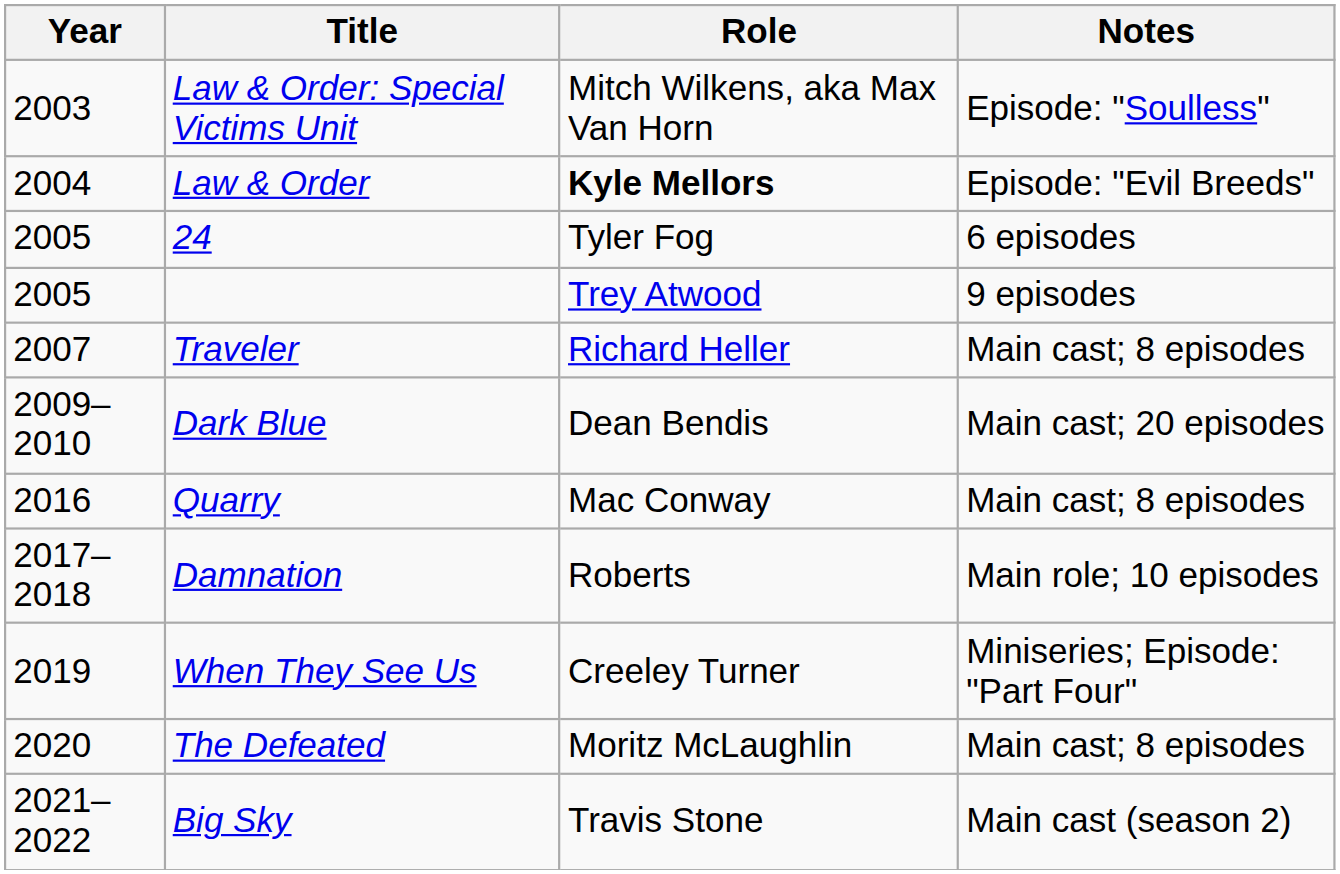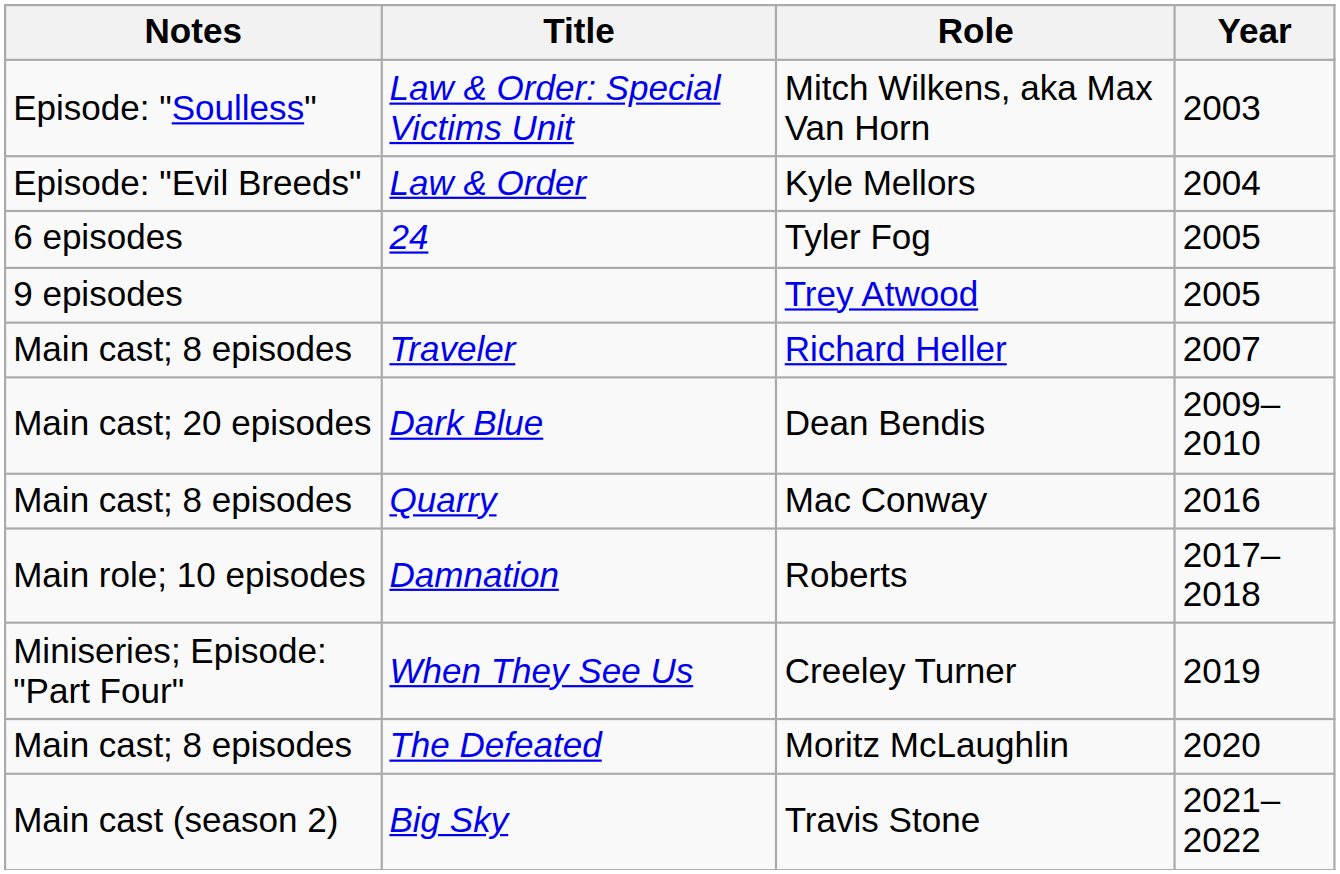columns swapped: (85, 32) <-> (1146, 32)
(671, 182) bold -> (880, 182) normal
